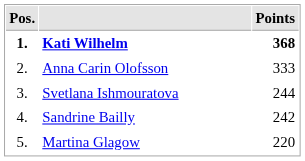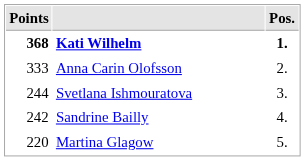columns swapped: (22, 17) <-> (275, 17)
